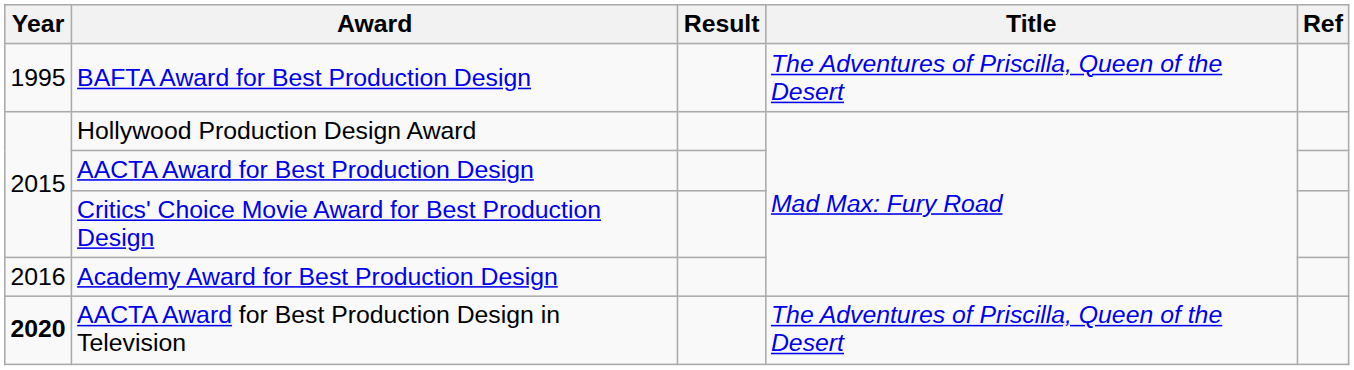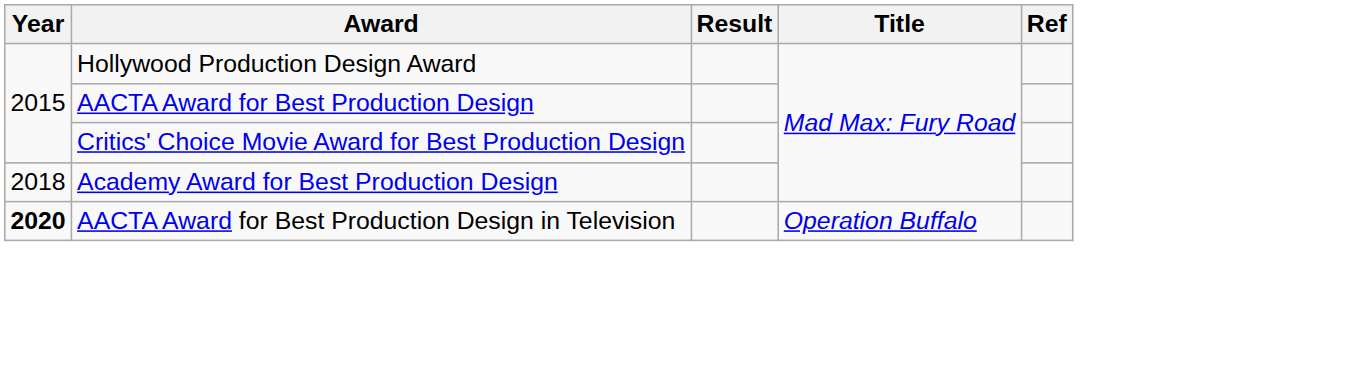- row: (304, 77)
(38, 276) 2016 -> (38, 181) 2018
(997, 329) The Adventures of Priscilla, Queen of the Desert -> (880, 220) Operation Buffalo
